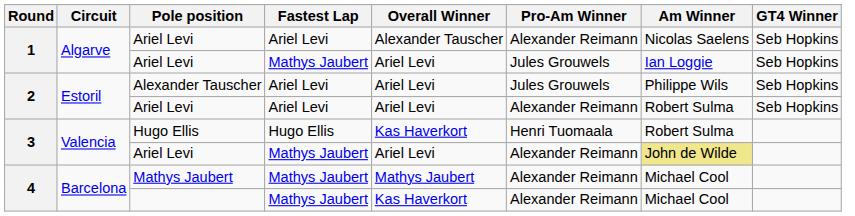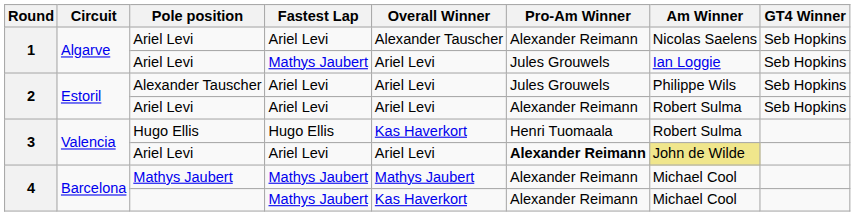(318, 153) Mathys Jaubert -> (298, 153) Ariel Levi
(574, 153) normal -> (578, 153) bold
